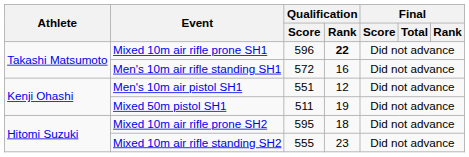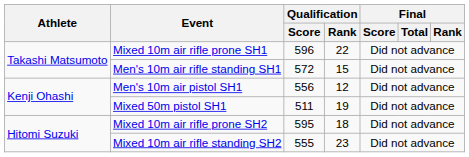(342, 51) bold -> (342, 51) normal
(342, 69) 16 -> (342, 69) 15
(304, 88) 551 -> (304, 88) 556
